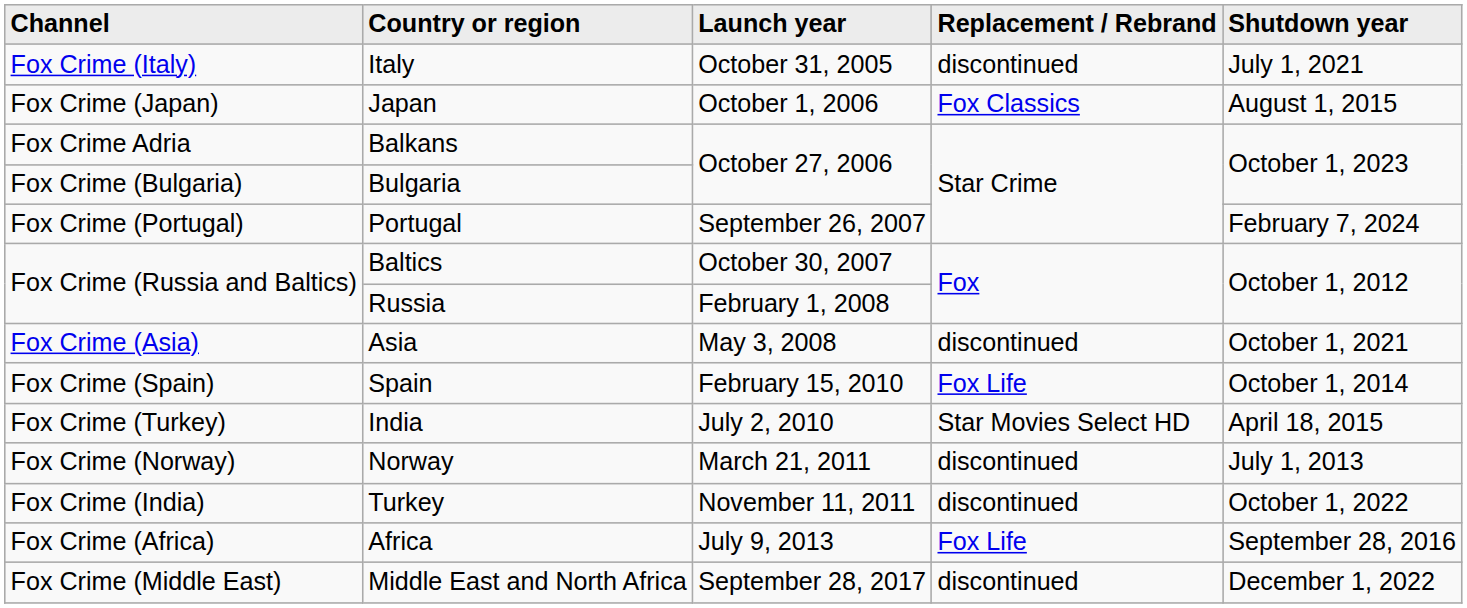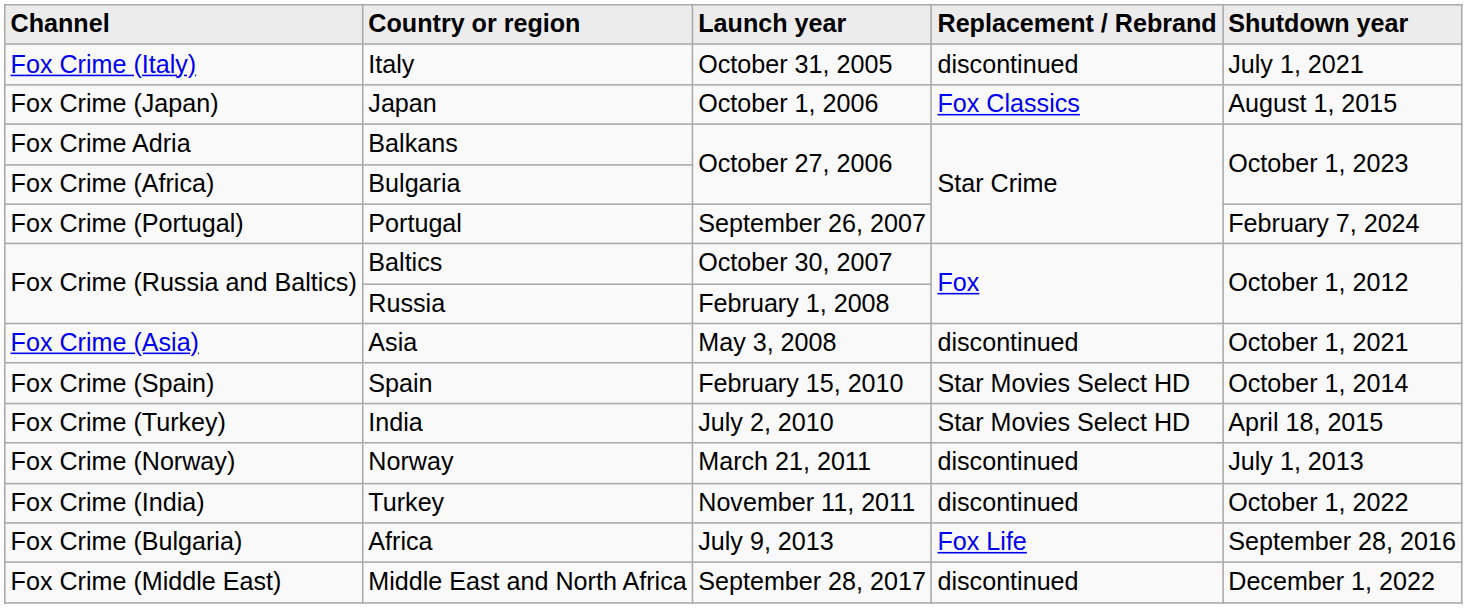(126, 183) Fox Crime (Bulgaria) -> (112, 183) Fox Crime (Africa)
(982, 382) Fox Life -> (1064, 382) Star Movies Select HD
(112, 542) Fox Crime (Africa) -> (126, 542) Fox Crime (Bulgaria)
